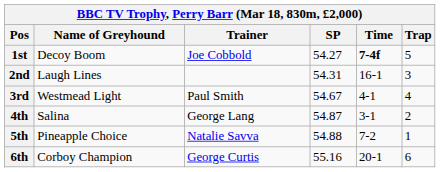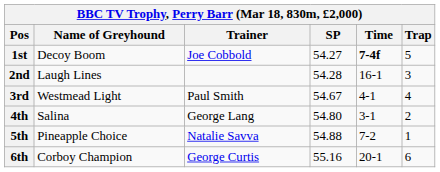(327, 75) 54.31 -> (327, 75) 54.28
(327, 116) 54.87 -> (327, 116) 54.80
